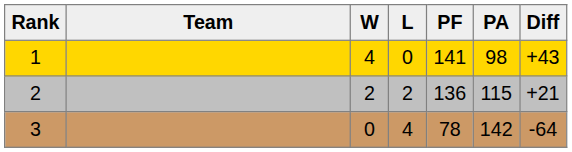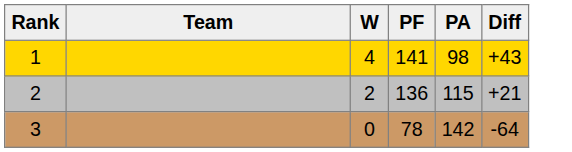- column: (408, 22)
